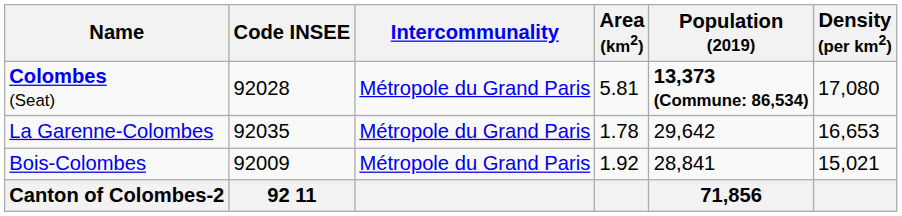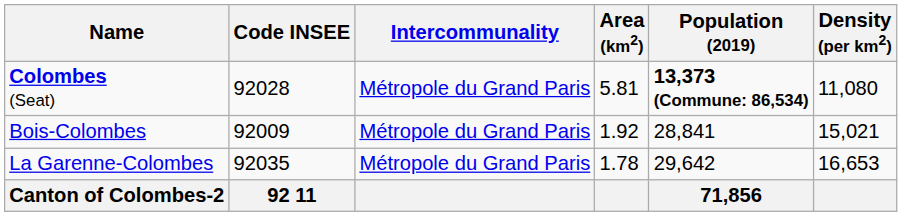(849, 88) 17,080 -> (848, 88) 11,080
rows swapped: (78, 163) <-> (111, 131)
